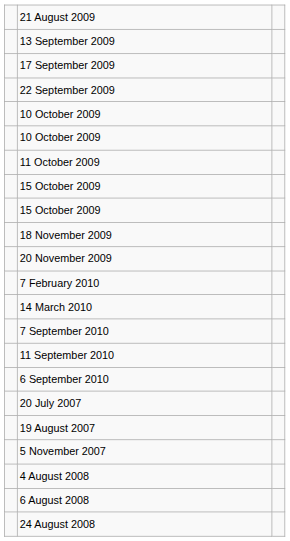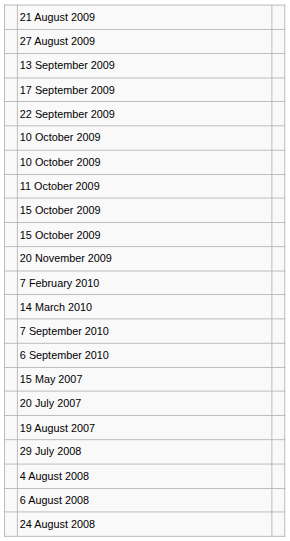+ row: (11, 41)
- row: (11, 235)
- row: (11, 355)
+ row: (11, 379)
- row: (11, 452)
+ row: (11, 452)
